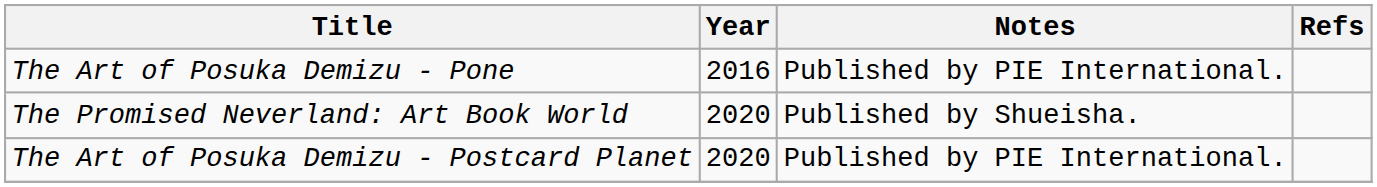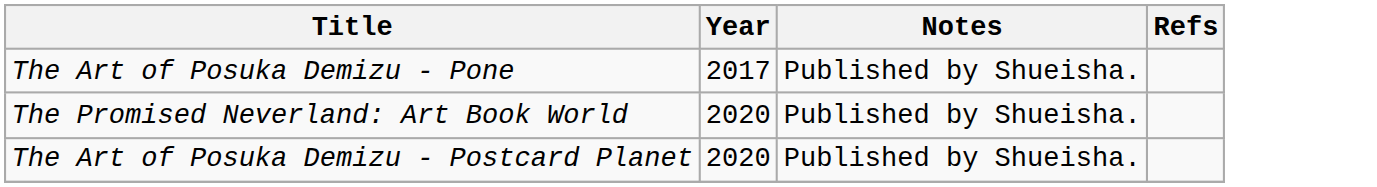(738, 71) 2016 -> (738, 71) 2017
(1035, 71) Published by PIE International. -> (962, 71) Published by Shueisha.
(1035, 159) Published by PIE International. -> (962, 159) Published by Shueisha.
